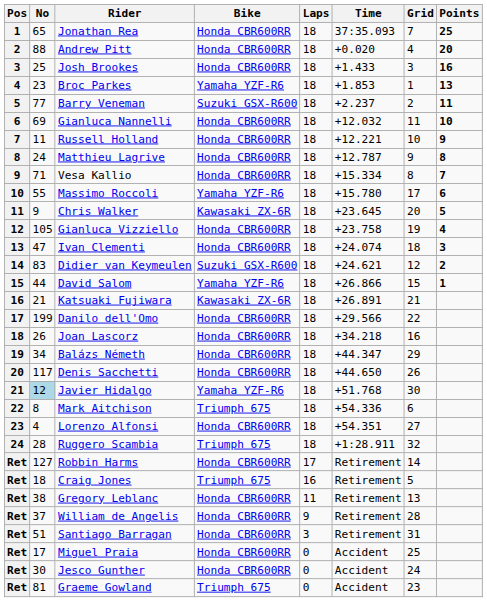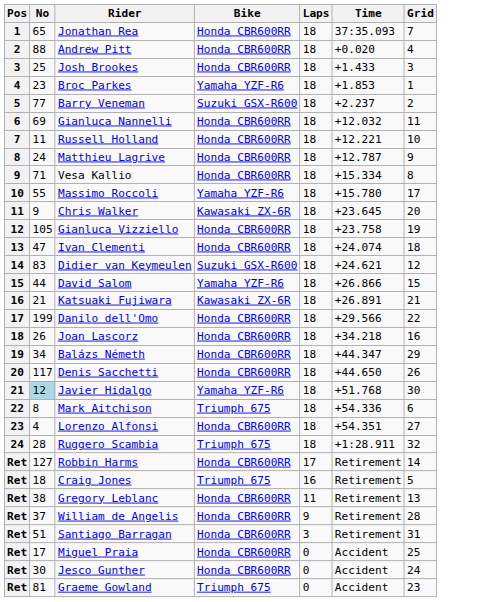- column: (459, 14)
